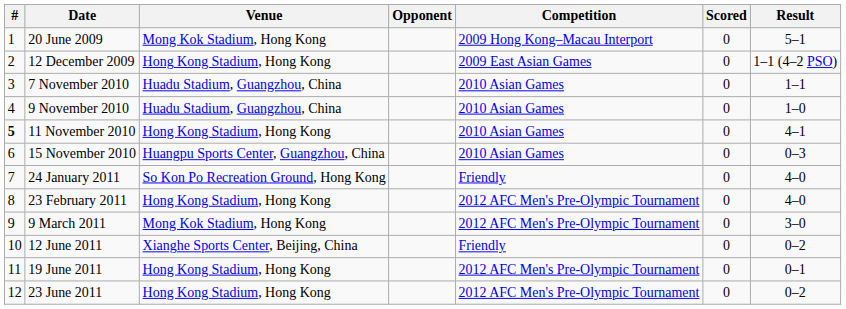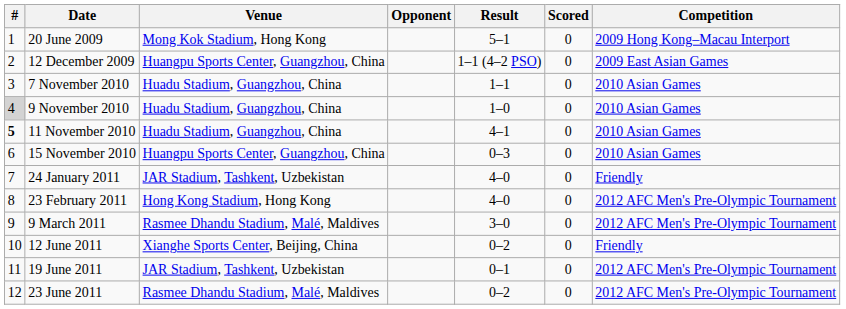columns swapped: (795, 16) <-> (579, 16)
(237, 62) Hong Kong Stadium, Hong Kong -> (264, 62) Huangpu Sports Center, Guangzhou, China
(11, 108) no background -> (11, 108) lightgrey background
(237, 131) Hong Kong Stadium, Hong Kong -> (242, 131) Huadu Stadium, Guangzhou, China
(264, 177) So Kon Po Recreation Ground, Hong Kong -> (243, 177) JAR Stadium, Tashkent, Uzbekistan
(234, 223) Mong Kok Stadium, Hong Kong -> (261, 223) Rasmee Dhandu Stadium, Malé, Maldives
(237, 269) Hong Kong Stadium, Hong Kong -> (243, 269) JAR Stadium, Tashkent, Uzbekistan
(237, 292) Hong Kong Stadium, Hong Kong -> (261, 292) Rasmee Dhandu Stadium, Malé, Maldives
